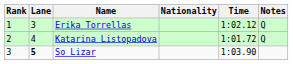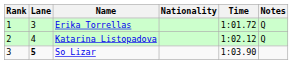(239, 25) 1:02.12 -> (239, 25) 1:01.72
(239, 39) 1:01.72 -> (239, 39) 1:02.12
